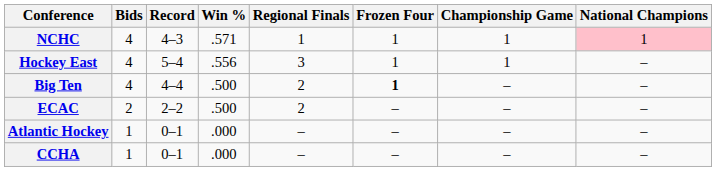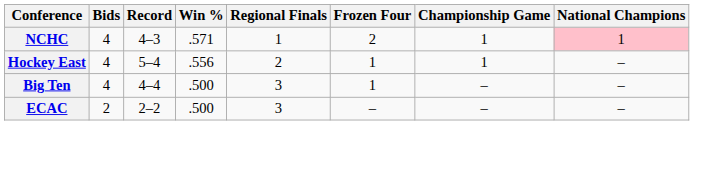(395, 39) 1 -> (372, 39) 2
(301, 62) 3 -> (279, 62) 2
(301, 85) 2 -> (279, 85) 3
(395, 85) bold -> (372, 85) normal
(301, 108) 2 -> (279, 108) 3
- row: (58, 131)
- row: (58, 154)
